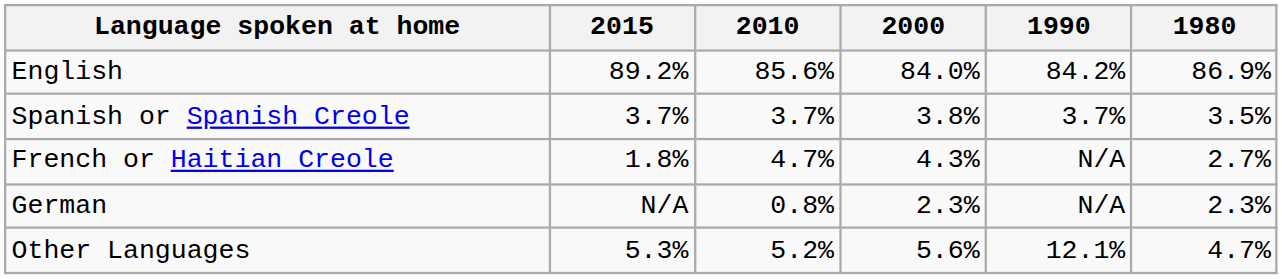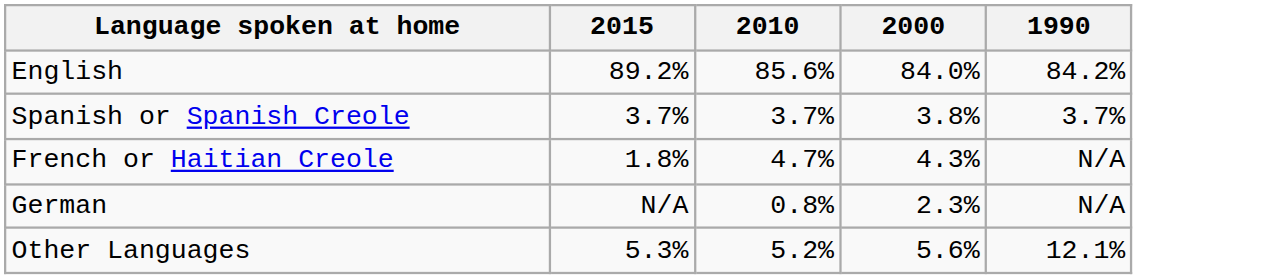- column: (1205, 27)
